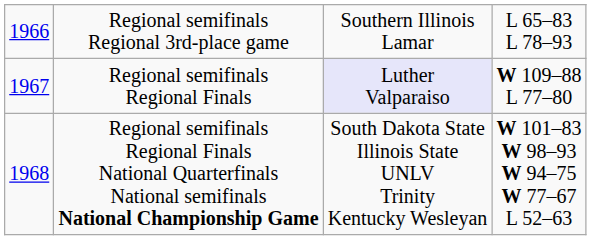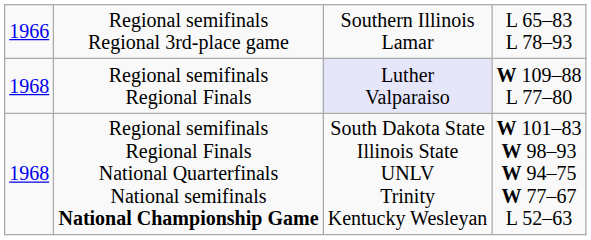(29, 85) 1967 -> (29, 85) 1968
